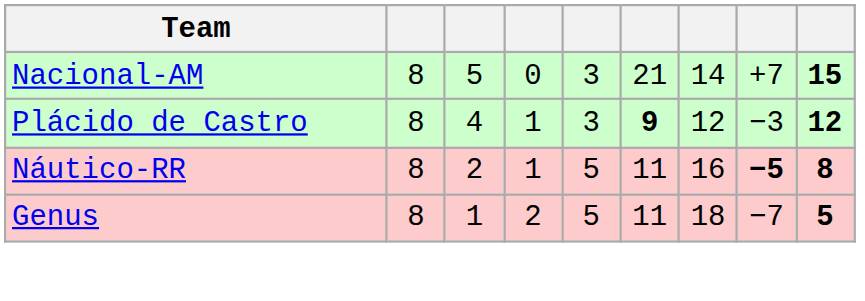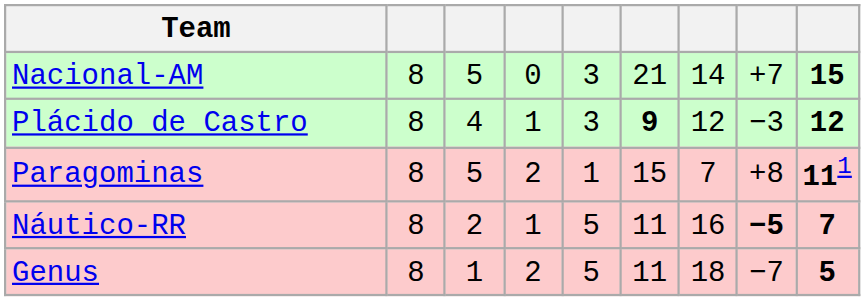+ row: (108, 174)
(825, 170) 8 -> (827, 225) 7
